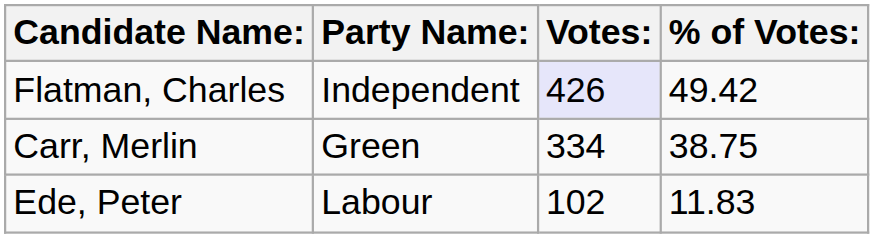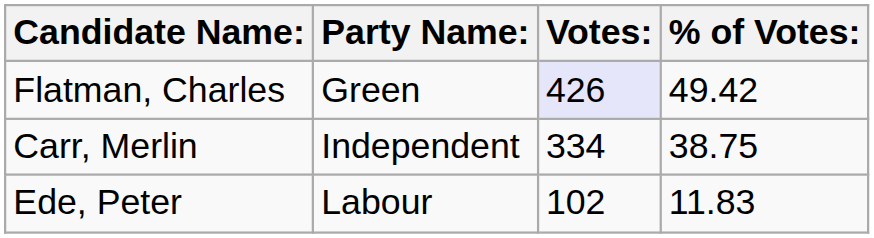(420, 89) Independent -> (371, 89) Green
(371, 145) Green -> (420, 145) Independent
